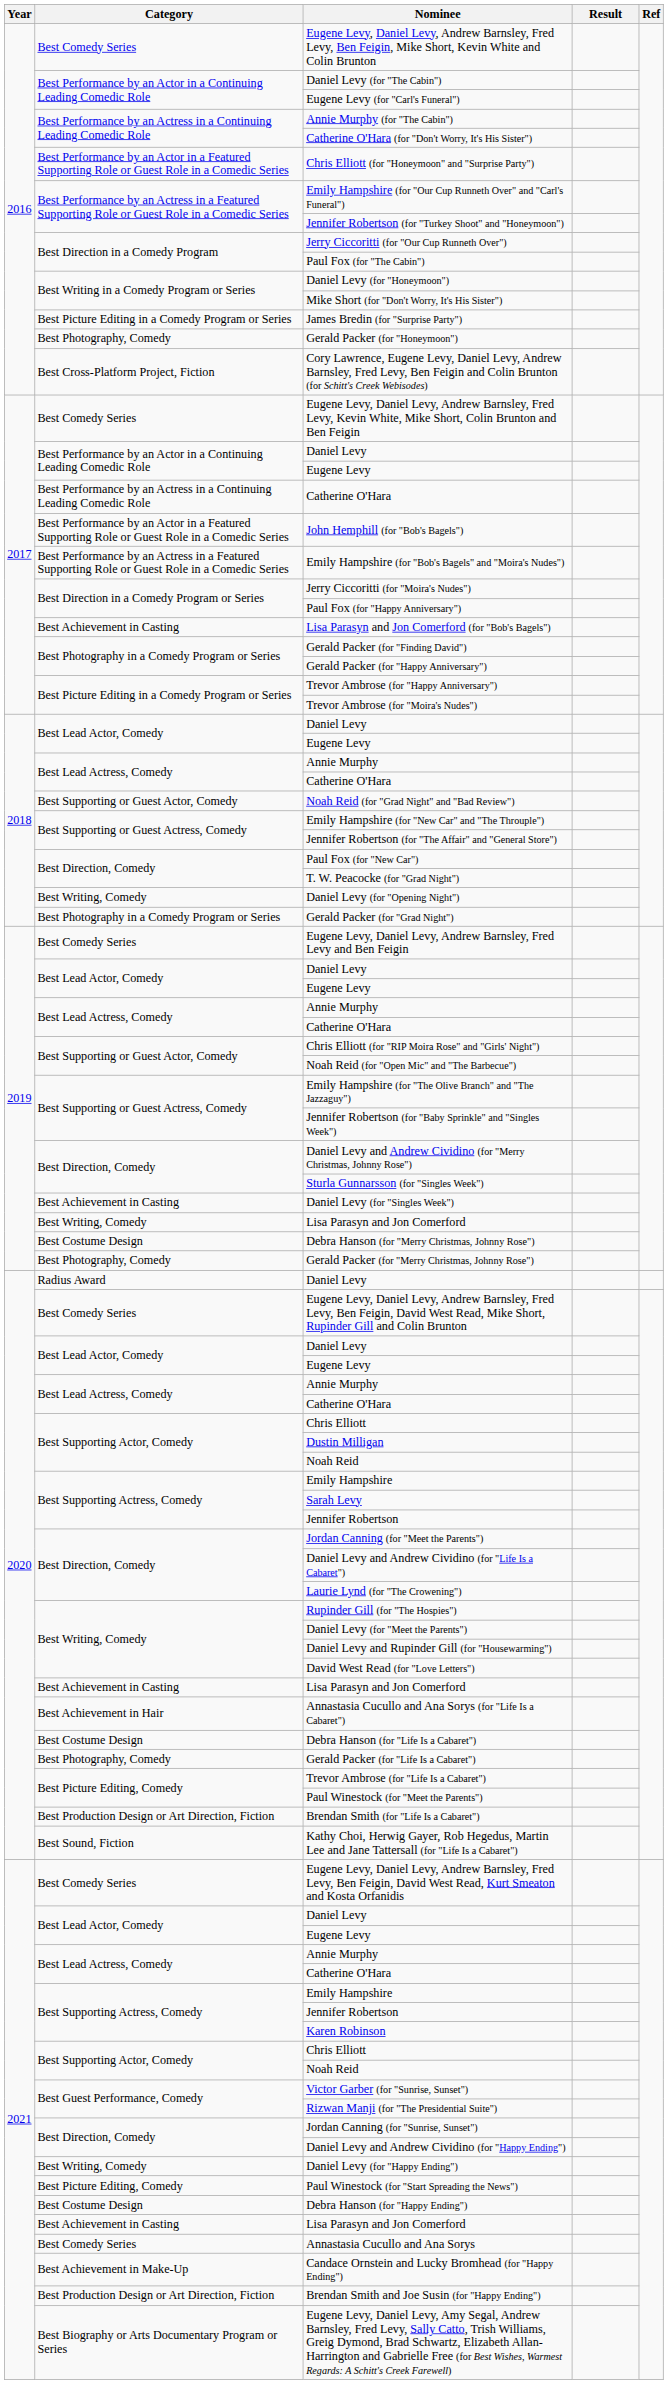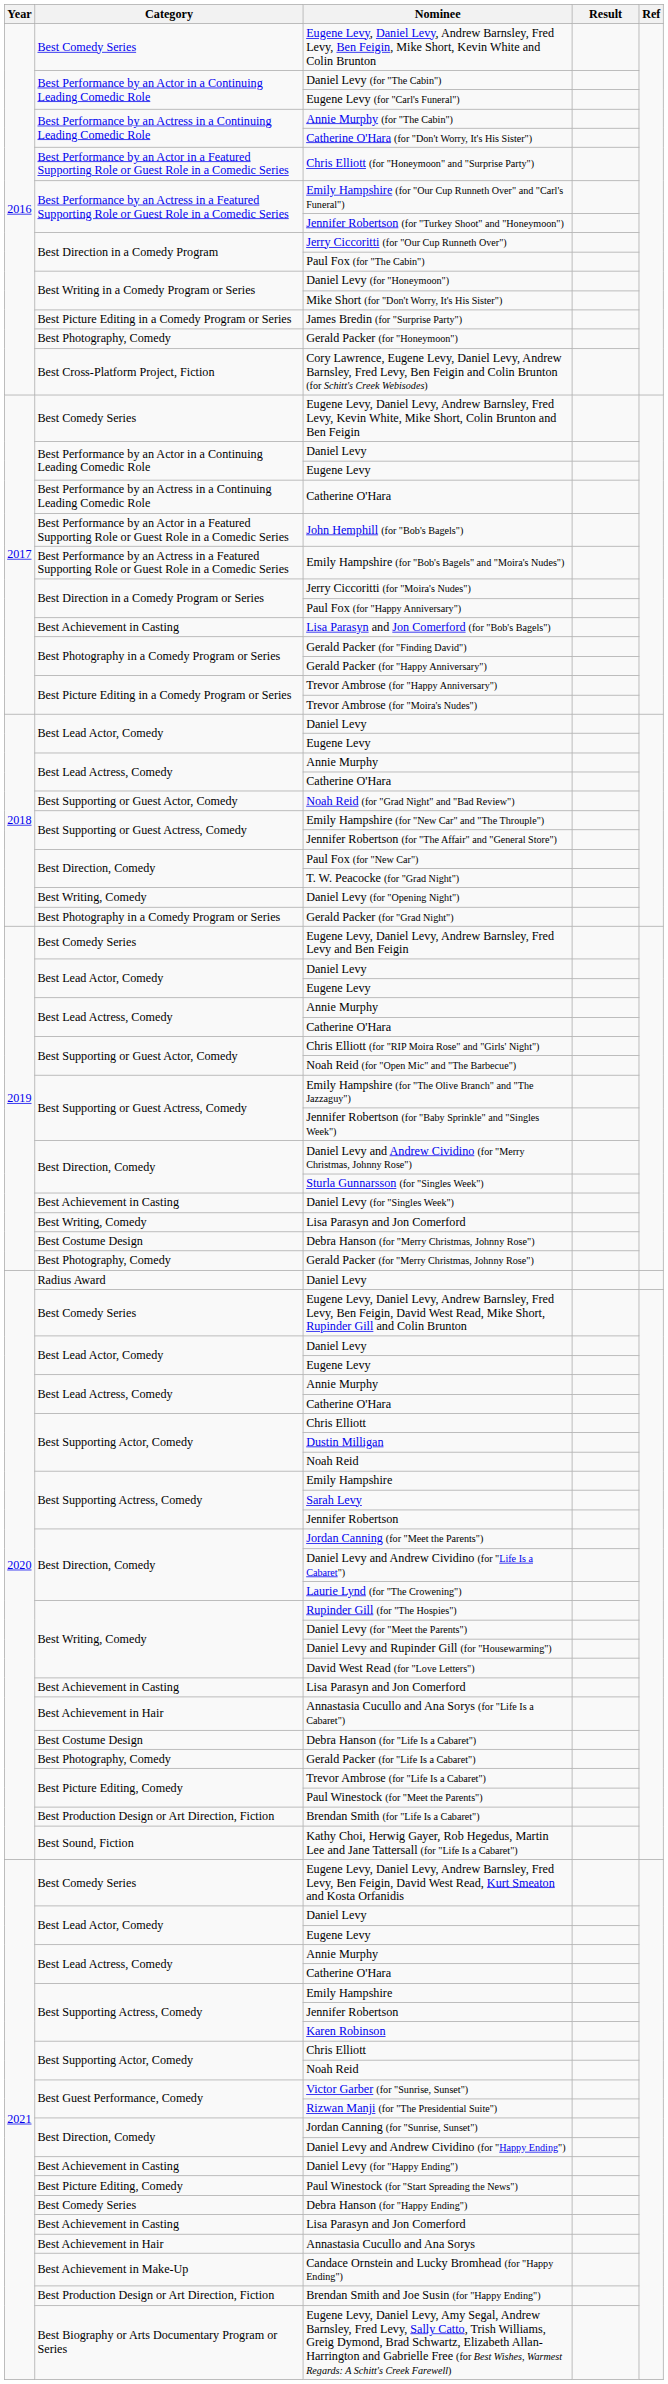(92, 2166) Best Writing, Comedy -> (108, 2166) Best Achievement in Casting
(90, 2205) Best Costume Design -> (87, 2205) Best Comedy Series
(87, 2243) Best Comedy Series -> (100, 2243) Best Achievement in Hair
